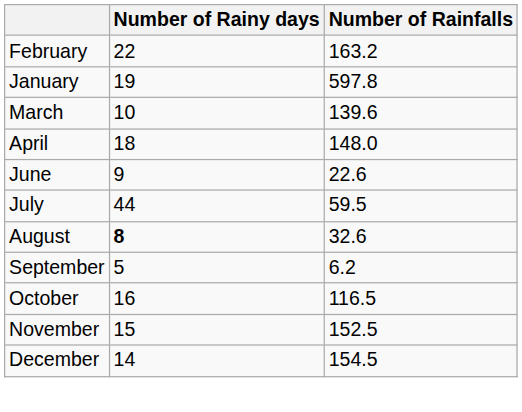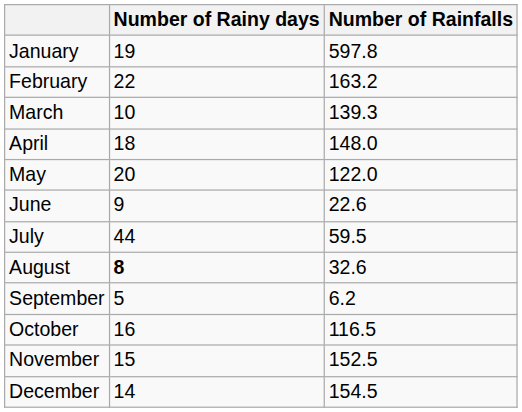rows swapped: (44, 81) <-> (48, 50)
(353, 112) 139.6 -> (353, 112) 139.3
+ row: (28, 174)
